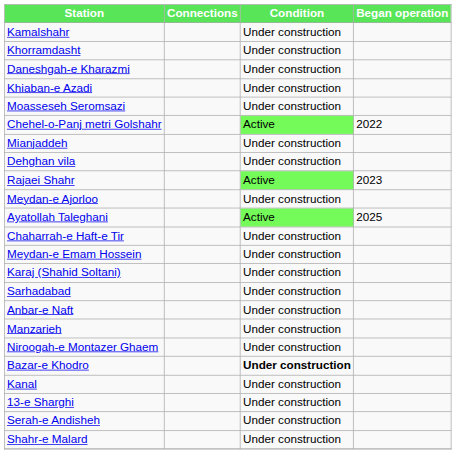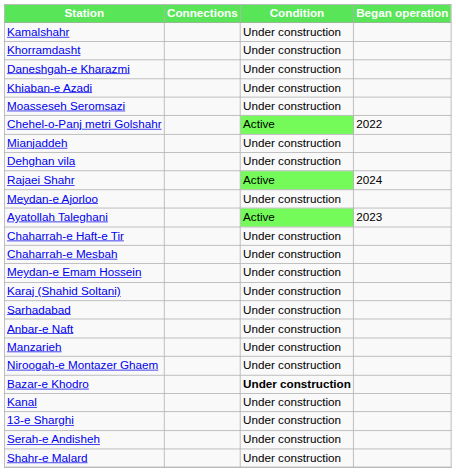(369, 180) 2023 -> (369, 180) 2024
(369, 217) 2025 -> (369, 217) 2023
+ row: (62, 254)
